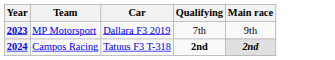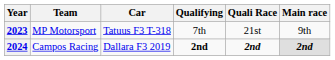+ column: (252, 13)
(137, 30) Dallara F3 2019 -> (137, 30) Tatuus F3 T-318
(137, 47) Tatuus F3 T-318 -> (137, 47) Dallara F3 2019
